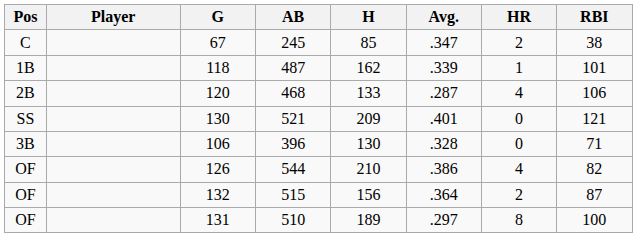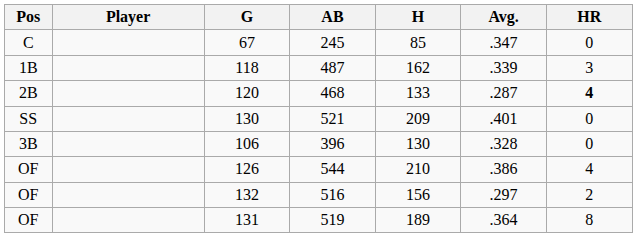- column: (594, 17)
(519, 42) 2 -> (589, 42) 0
(519, 67) 1 -> (589, 67) 3
(519, 93) normal -> (589, 93) bold
(293, 194) 515 -> (332, 194) 516
(444, 194) .364 -> (504, 194) .297
(293, 220) 510 -> (332, 220) 519
(444, 220) .297 -> (504, 220) .364
